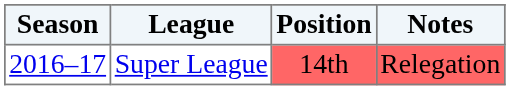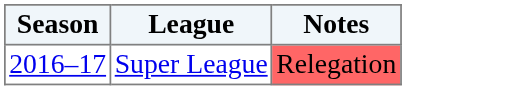- column: (324, 24)
